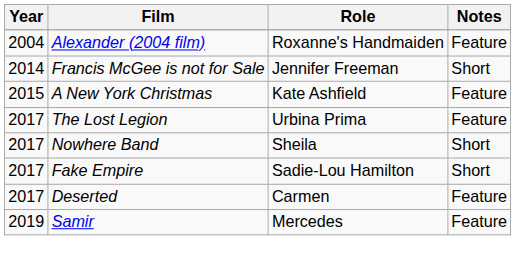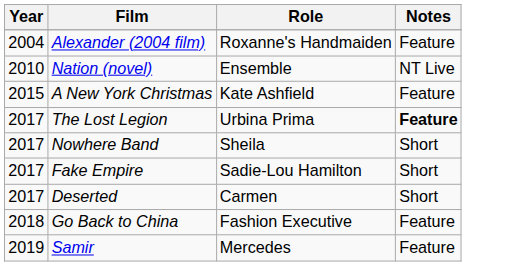+ row: (102, 68)
- row: (158, 68)
(479, 119) normal -> (428, 119) bold
(479, 196) Feature -> (419, 196) Short
+ row: (115, 222)
